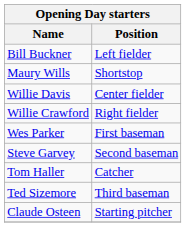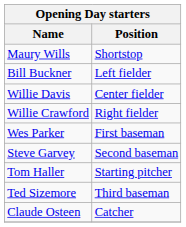rows swapped: (39, 73) <-> (39, 53)
(114, 172) Catcher -> (133, 172) Starting pitcher
(133, 212) Starting pitcher -> (114, 212) Catcher
